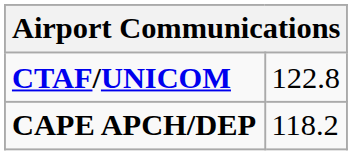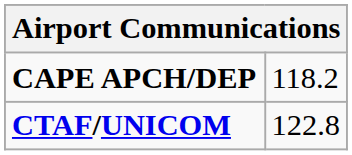rows swapped: (121, 76) <-> (134, 125)
